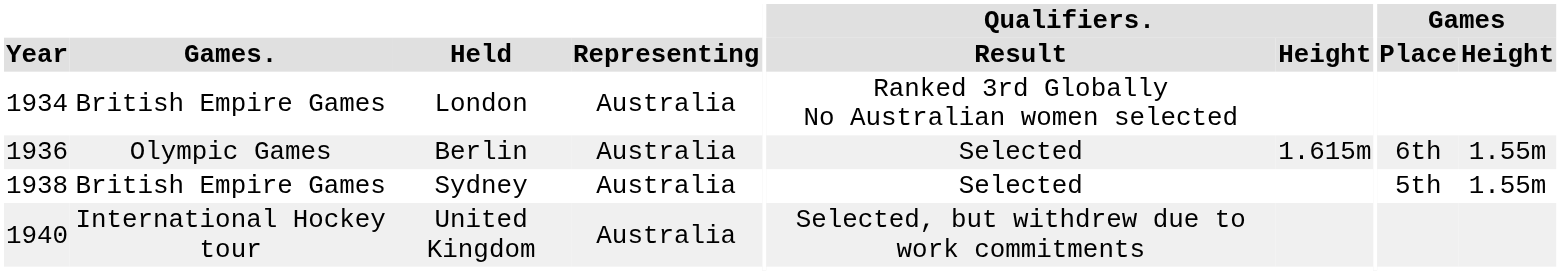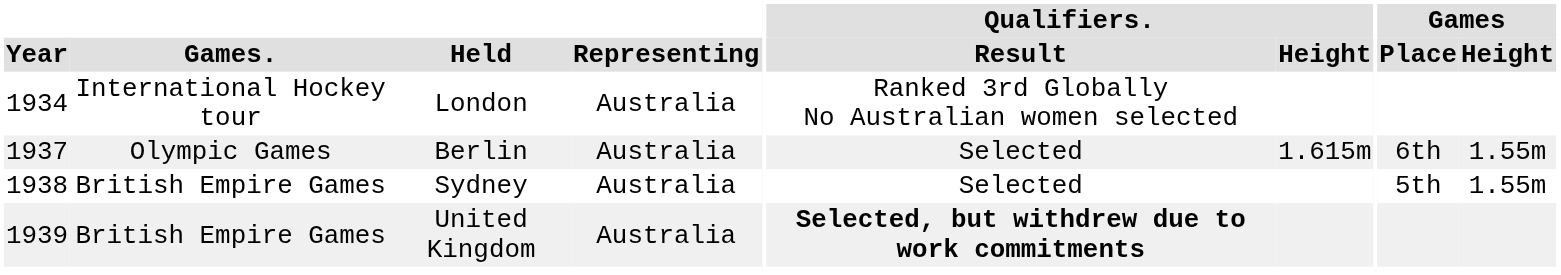(231, 104) British Empire Games -> (231, 104) International Hockey tour
(37, 152) 1936 -> (37, 152) 1937
(37, 235) 1940 -> (37, 235) 1939
(231, 235) International Hockey tour -> (231, 235) British Empire Games
(1021, 235) normal -> (1021, 235) bold
